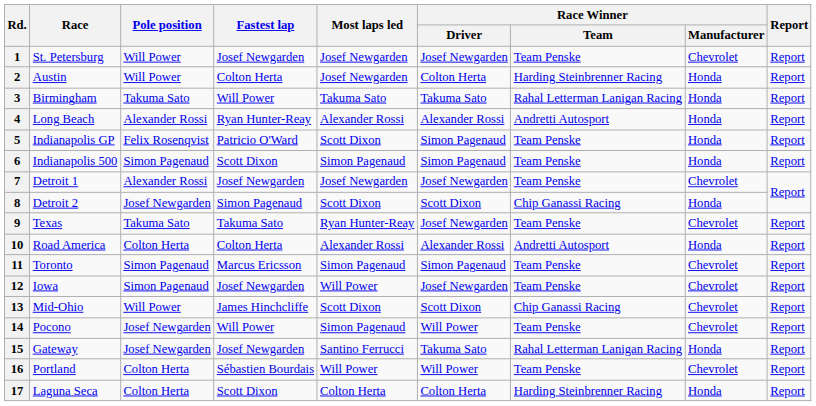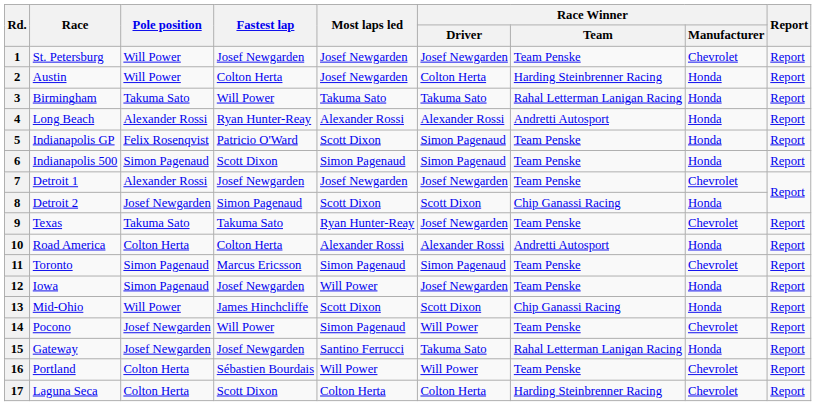(713, 285) Chevrolet -> (705, 285) Honda
(713, 306) Chevrolet -> (705, 306) Honda
(705, 390) Honda -> (713, 390) Chevrolet
